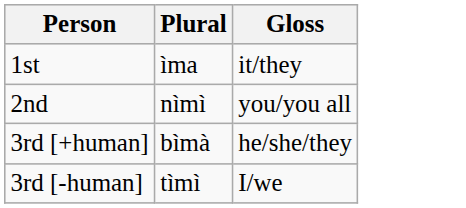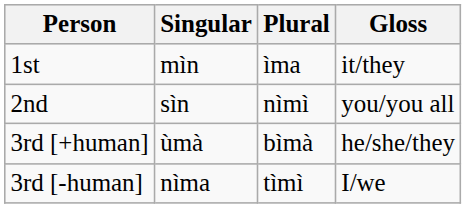+ column: (206, 24)
